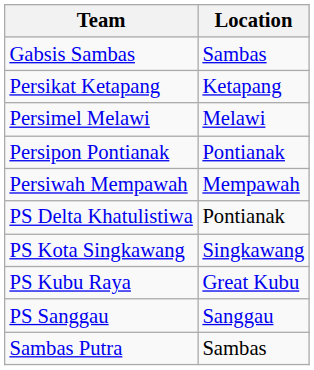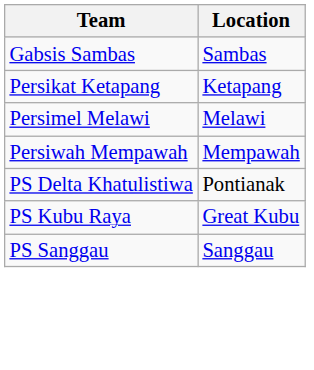- row: (89, 151)
- row: (97, 250)
- row: (66, 348)
